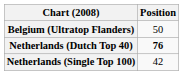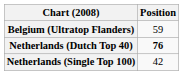(158, 29) 50 -> (158, 29) 59
